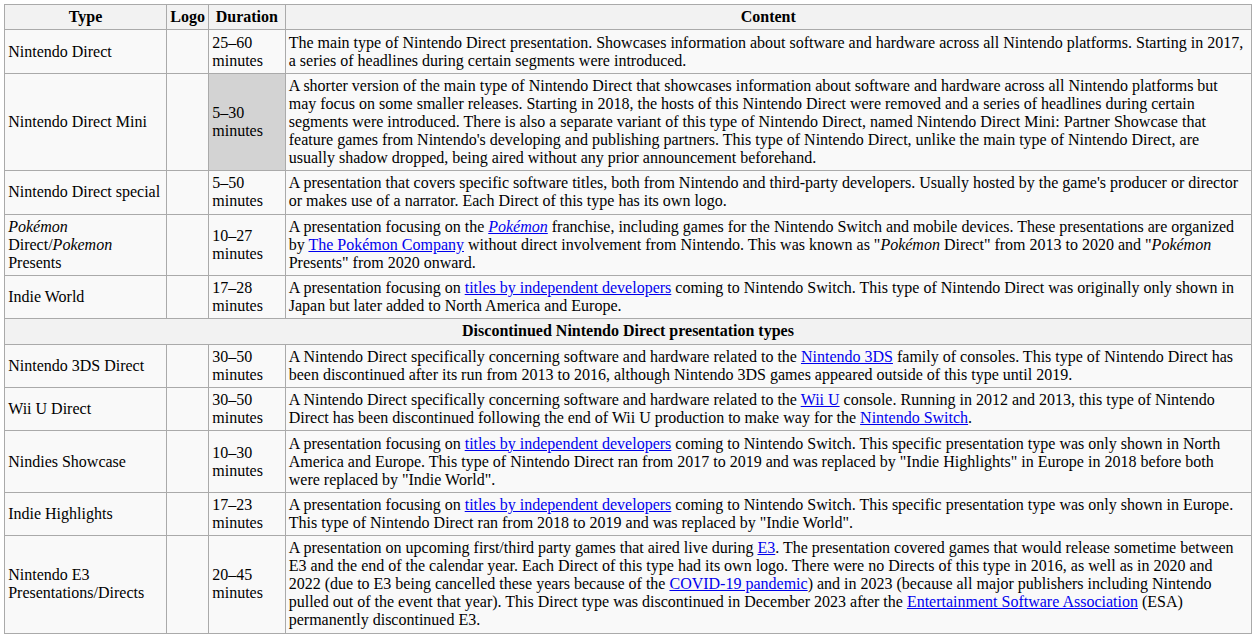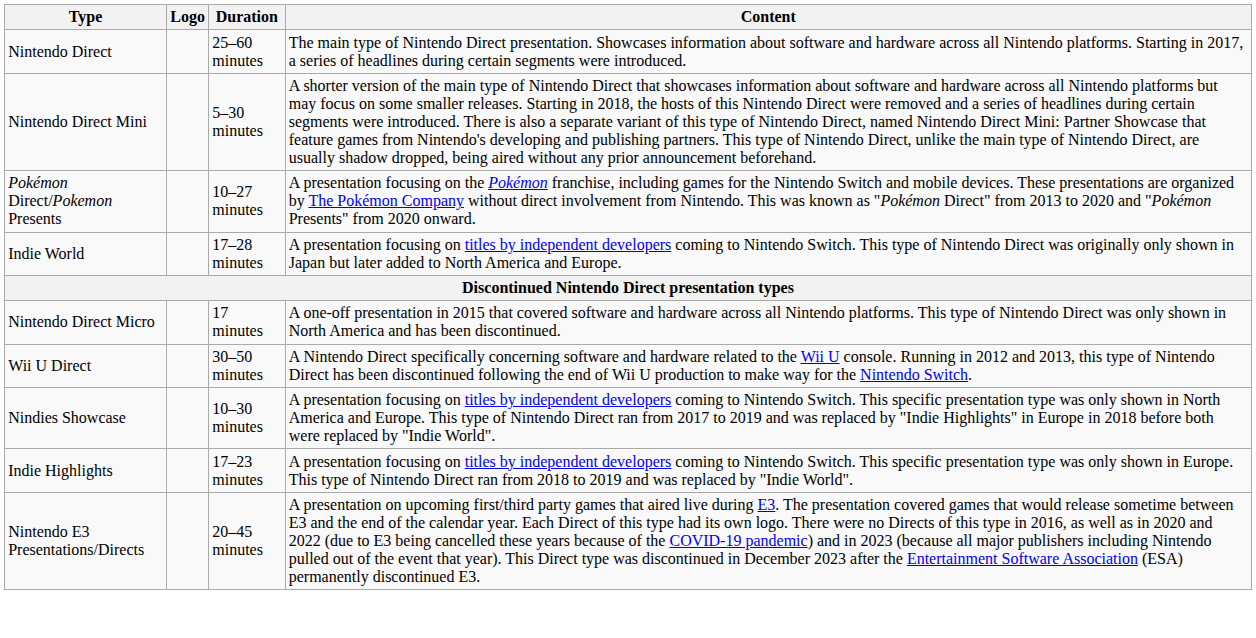(238, 121) lightgrey background -> (238, 121) no background
- row: (84, 192)
+ row: (82, 322)
- row: (76, 365)
